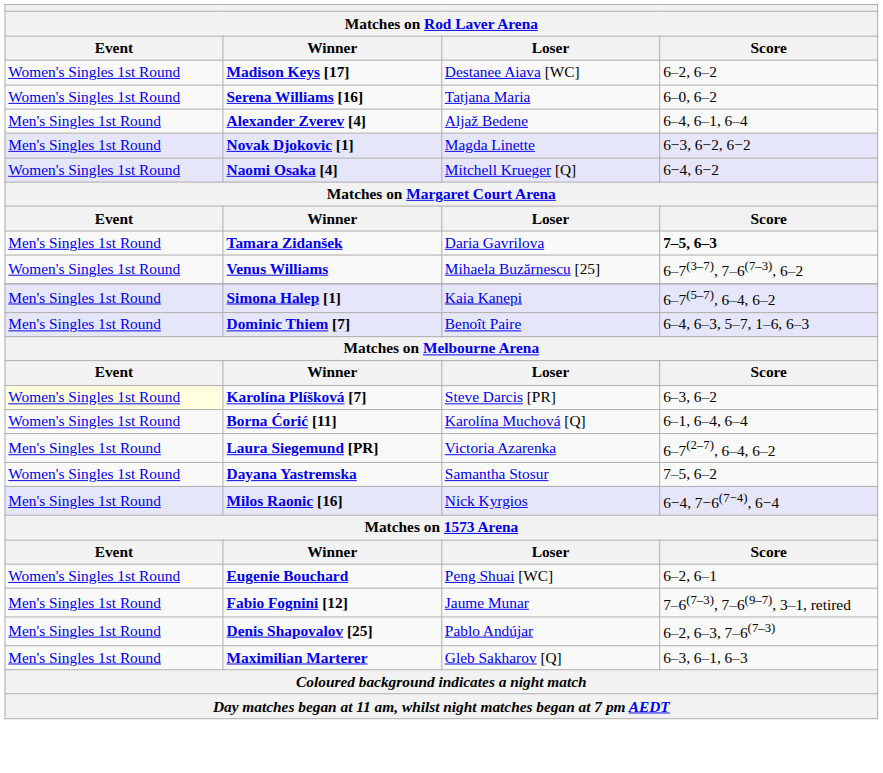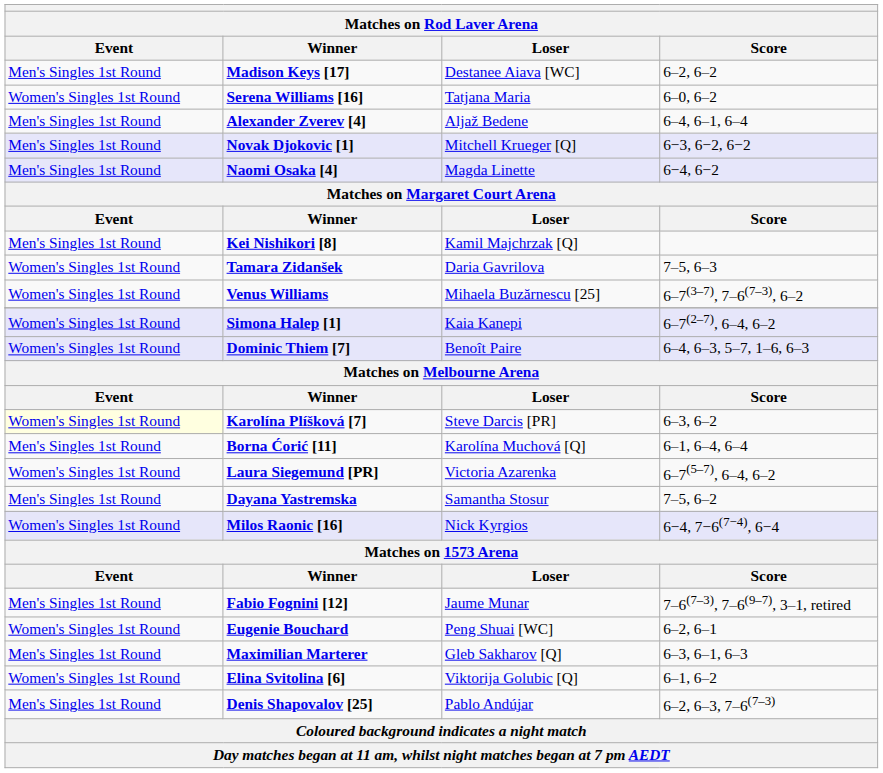(94, 72) Women's Singles 1st Round -> (85, 72) Men's Singles 1st Round
(490, 145) Magda Linette -> (511, 145) Mitchell Krueger [Q]
(94, 169) Women's Singles 1st Round -> (85, 169) Men's Singles 1st Round
(511, 169) Mitchell Krueger [Q] -> (490, 169) Magda Linette
+ row: (282, 242)
(85, 242) Men's Singles 1st Round -> (94, 267) Women's Singles 1st Round
(690, 242) bold -> (690, 267) normal
(85, 297) Men's Singles 1st Round -> (94, 322) Women's Singles 1st Round
(719, 297) 6–7(5–7), 6–4, 6–2 -> (719, 322) 6–7(2–7), 6–4, 6–2
(85, 324) Men's Singles 1st Round -> (94, 348) Women's Singles 1st Round
(94, 421) Women's Singles 1st Round -> (85, 446) Men's Singles 1st Round
(85, 448) Men's Singles 1st Round -> (94, 472) Women's Singles 1st Round
(719, 448) 6–7(2–7), 6–4, 6–2 -> (719, 472) 6–7(5–7), 6–4, 6–2
(94, 474) Women's Singles 1st Round -> (85, 499) Men's Singles 1st Round
(85, 501) Men's Singles 1st Round -> (94, 525) Women's Singles 1st Round
rows swapped: (287, 602) <-> (287, 576)
rows swapped: (300, 631) <-> (297, 657)
+ row: (286, 677)
